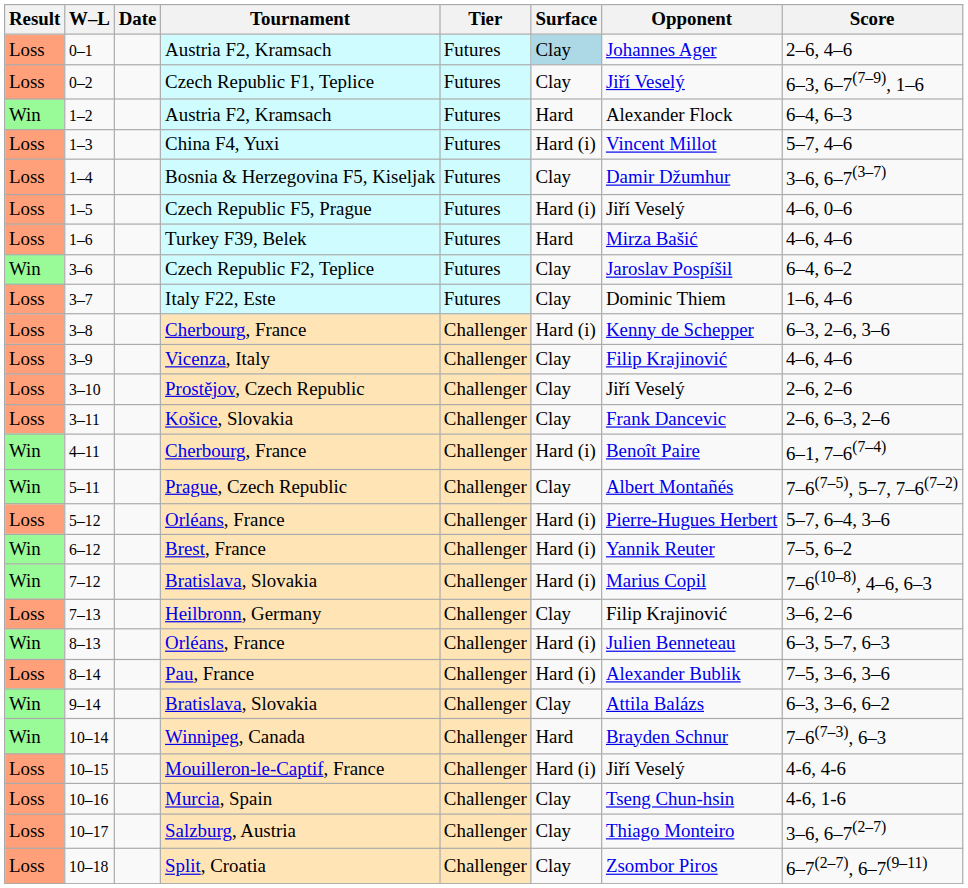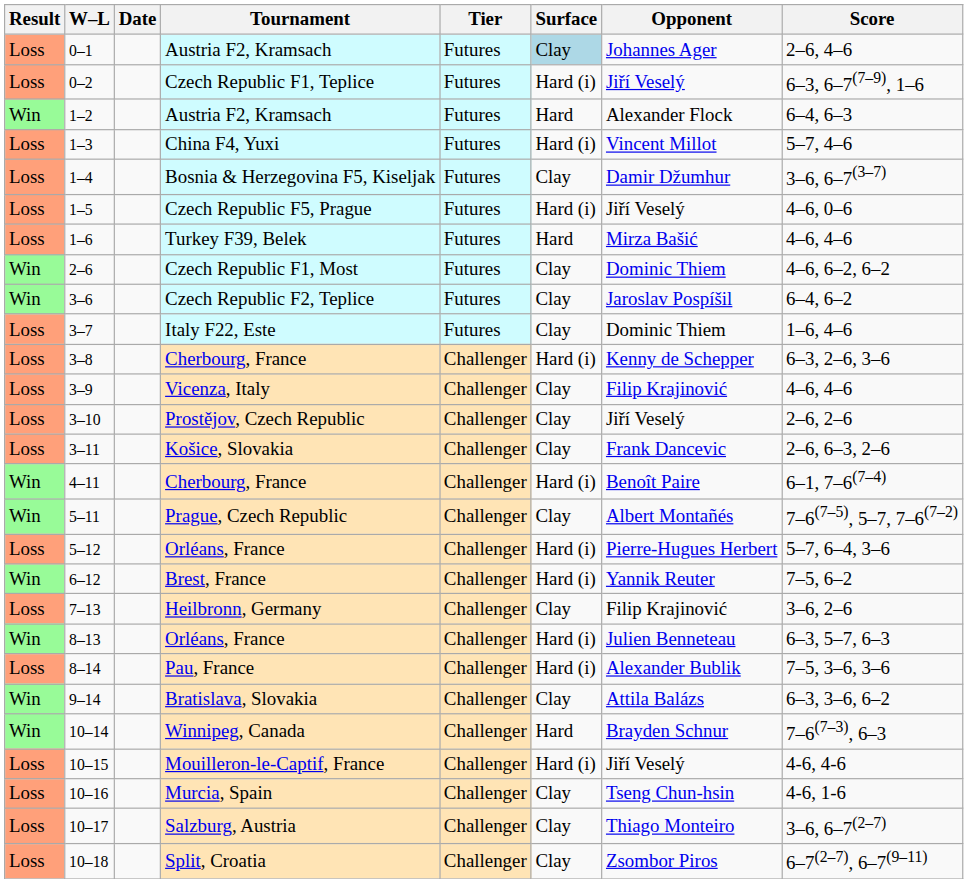(553, 81) Clay -> (566, 81) Hard (i)
+ row: (81, 270)
- row: (85, 582)
